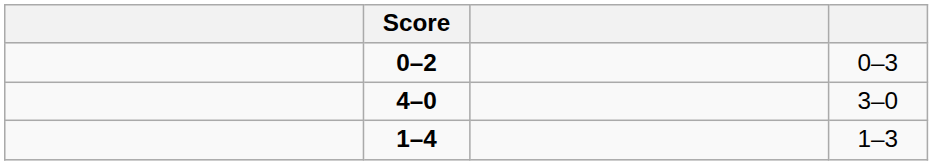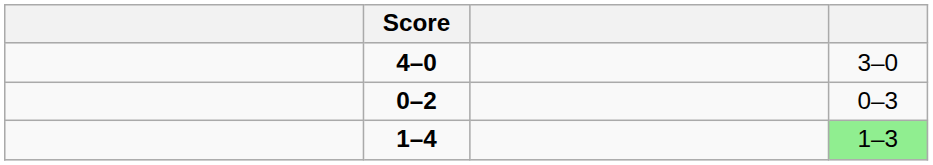rows swapped: (417, 62) <-> (417, 100)
(878, 139) no background -> (878, 139) lightgreen background
